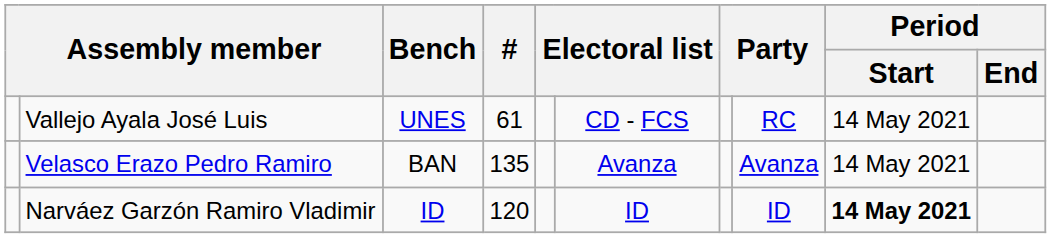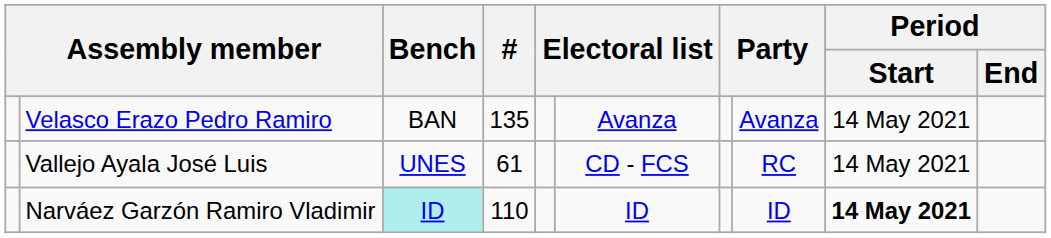rows swapped: (179, 165) <-> (146, 119)
(433, 210) no background -> (433, 210) paleturquoise background
(509, 210) 120 -> (509, 210) 110
